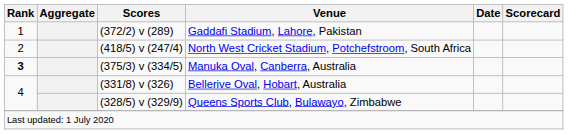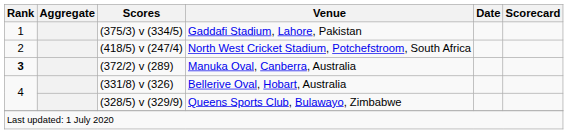(137, 31) (372/2) v (289) -> (141, 31) (375/3) v (334/5)
(141, 66) (375/3) v (334/5) -> (137, 66) (372/2) v (289)
